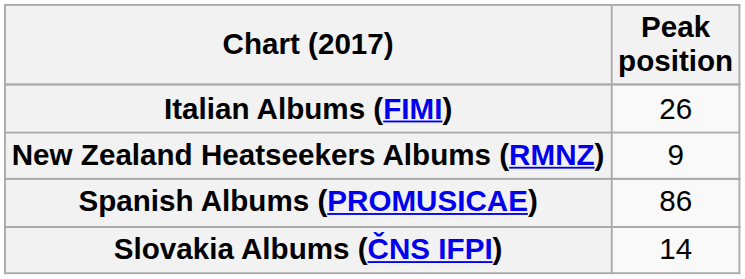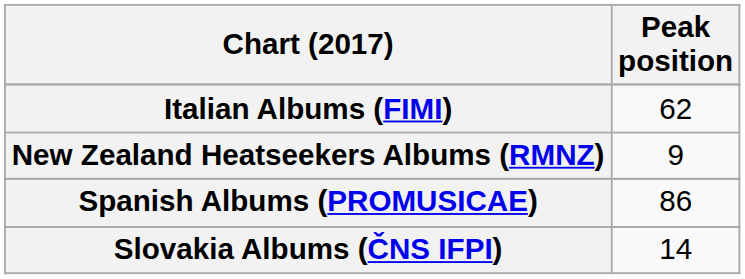(676, 108) 26 -> (676, 108) 62
